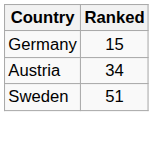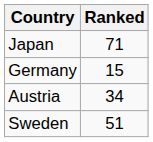+ row: (31, 44)
